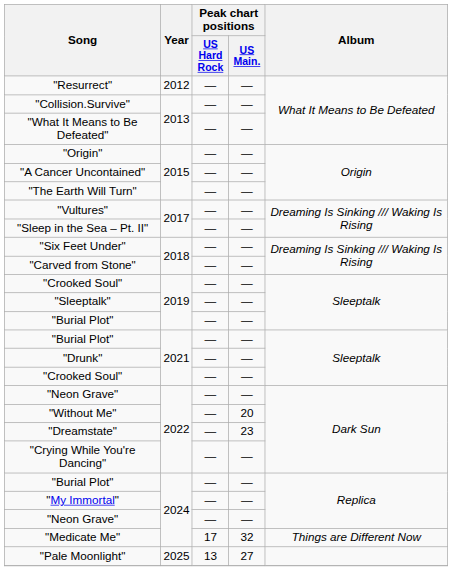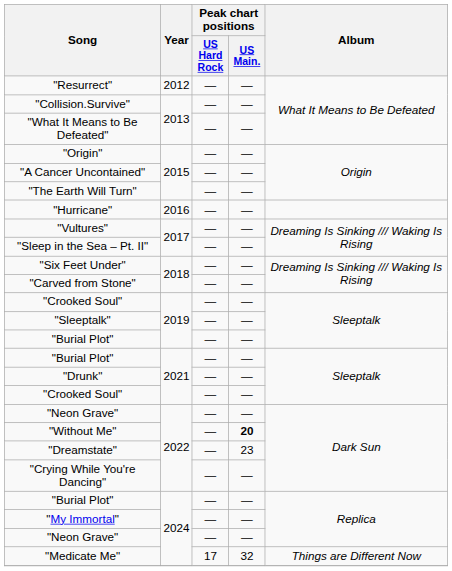+ row: (83, 209)
(247, 413) normal -> (247, 431) bold
- row: (83, 556)
